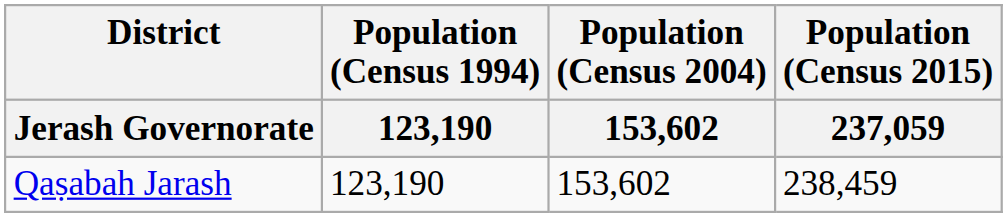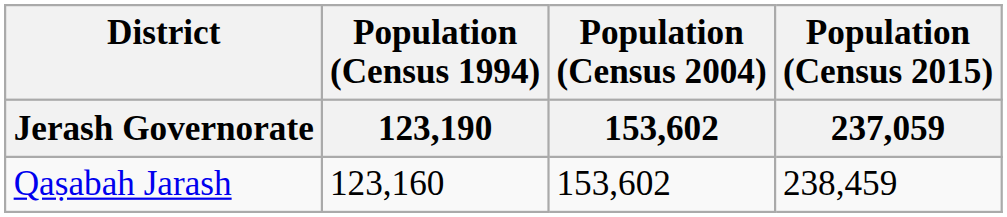(387, 183) 123,190 -> (387, 183) 123,160
